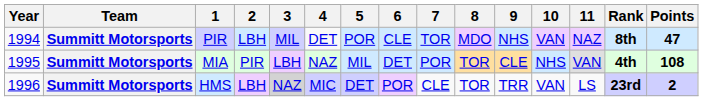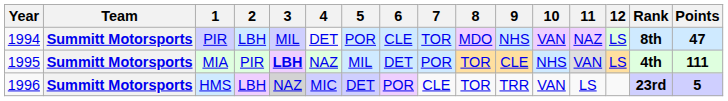+ column: (618, 16)
(287, 62) normal -> (288, 62) bold
(672, 62) 108 -> (697, 62) 111
(672, 85) 2 -> (697, 85) 5
